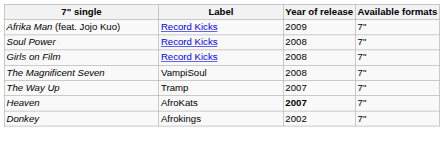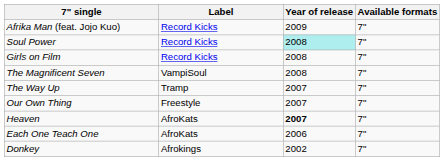(296, 42) no background -> (296, 42) paleturquoise background
+ row: (39, 103)
+ row: (53, 133)
